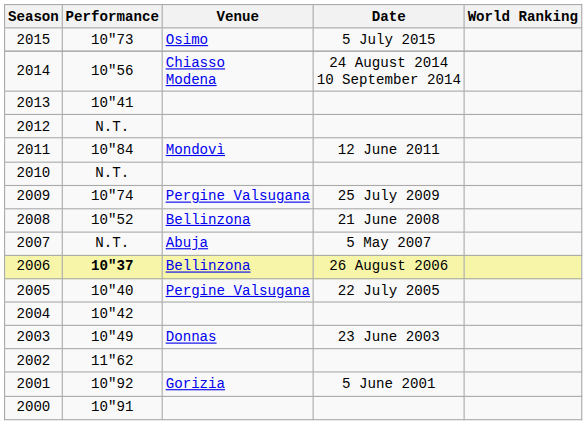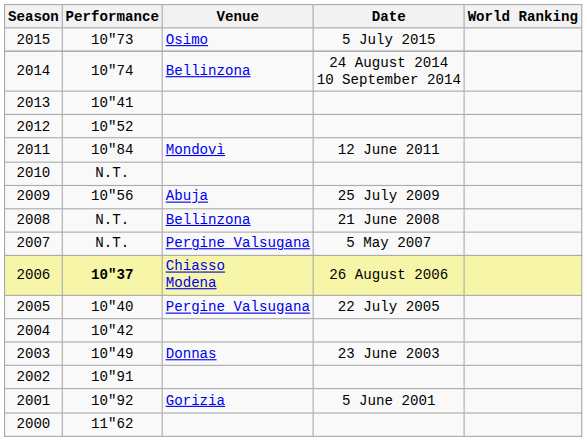(112, 71) 10"56 -> (112, 71) 10"74
(195, 71) Chiasso Modena -> (208, 71) Bellinzona
(112, 126) N.T. -> (112, 126) 10"52
(112, 197) 10"74 -> (112, 197) 10"56
(238, 197) Pergine Valsugana -> (187, 197) Abuja
(112, 220) 10"52 -> (112, 220) N.T.
(187, 243) Abuja -> (238, 243) Pergine Valsugana
(208, 267) Bellinzona -> (195, 275) Chiasso Modena
(112, 360) 11"62 -> (112, 377) 10"91
(112, 407) 10"91 -> (112, 424) 11"62
